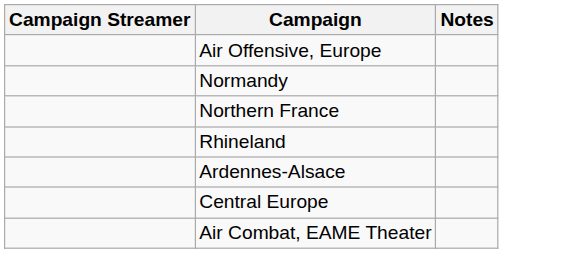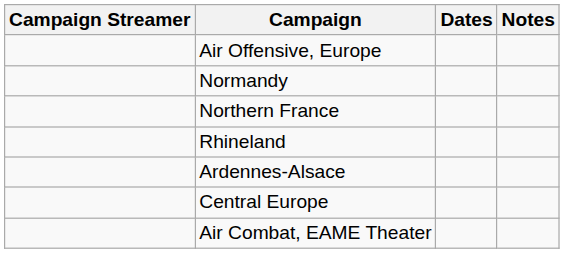+ column: (467, 19)
